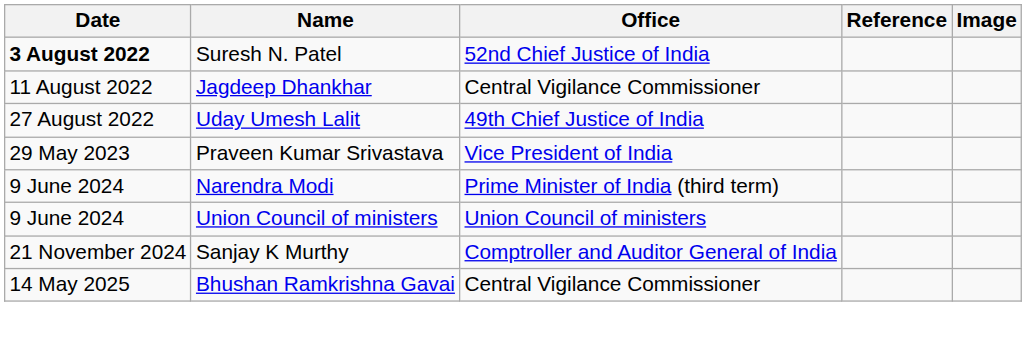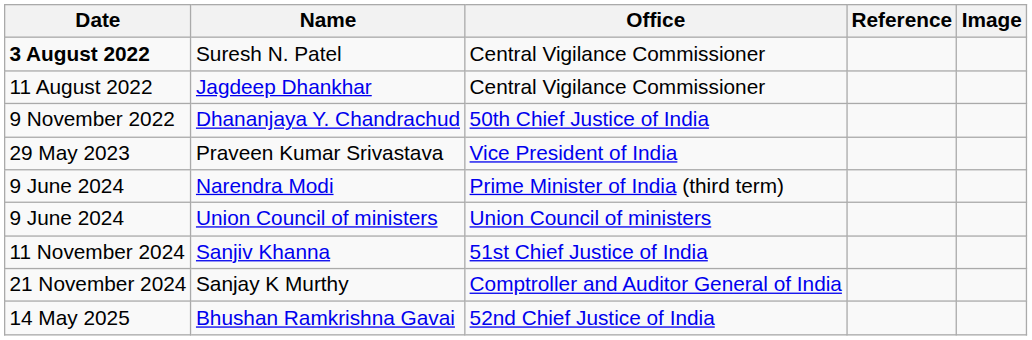(587, 53) 52nd Chief Justice of India -> (617, 53) Central Vigilance Commissioner
- row: (278, 119)
+ row: (328, 119)
+ row: (263, 251)
(612, 284) Central Vigilance Commissioner -> (592, 317) 52nd Chief Justice of India
